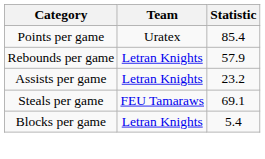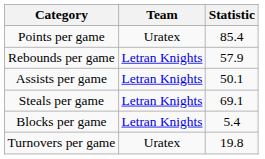(233, 79) 23.2 -> (232, 79) 50.1
(162, 100) FEU Tamaraws -> (162, 100) Letran Knights
+ row: (61, 143)
